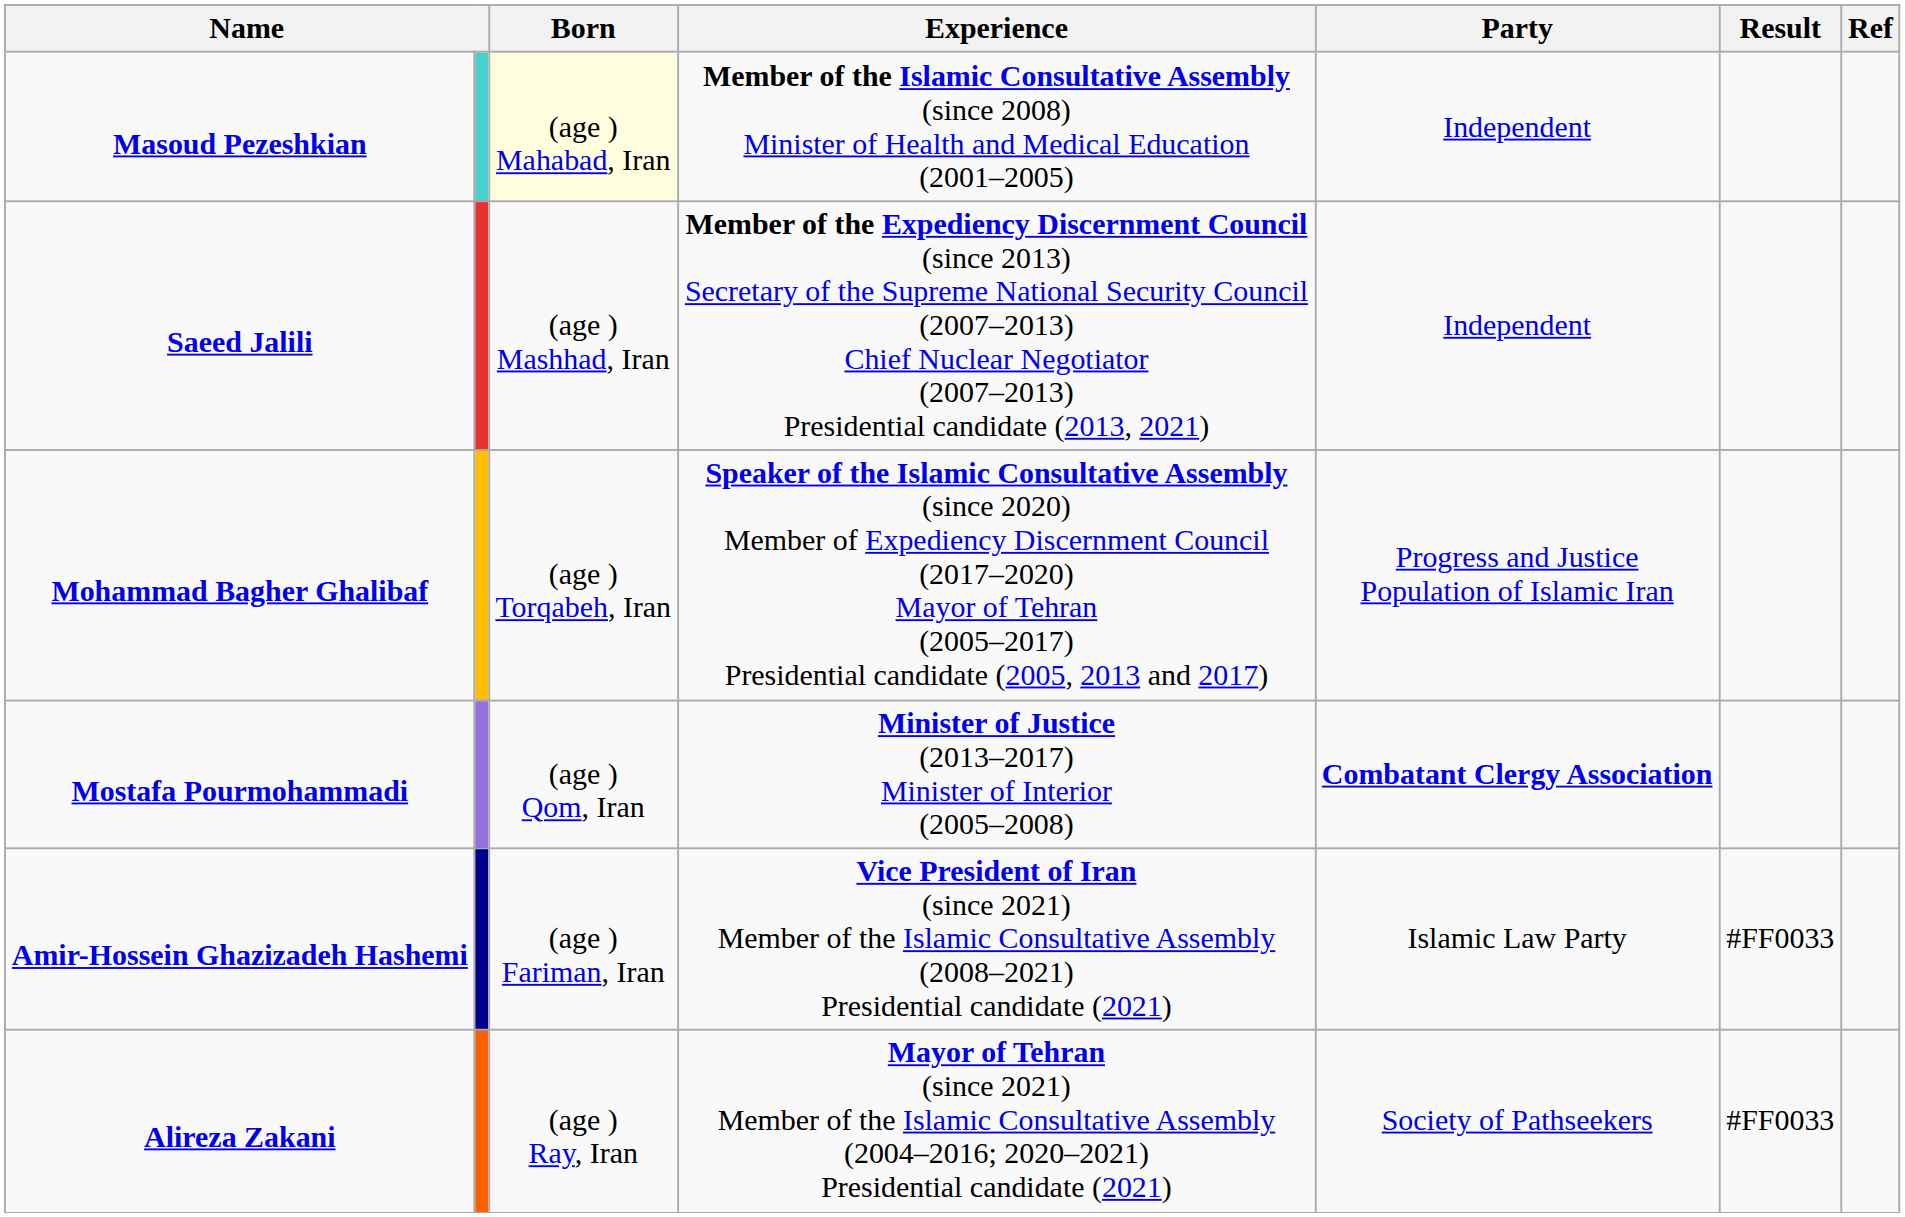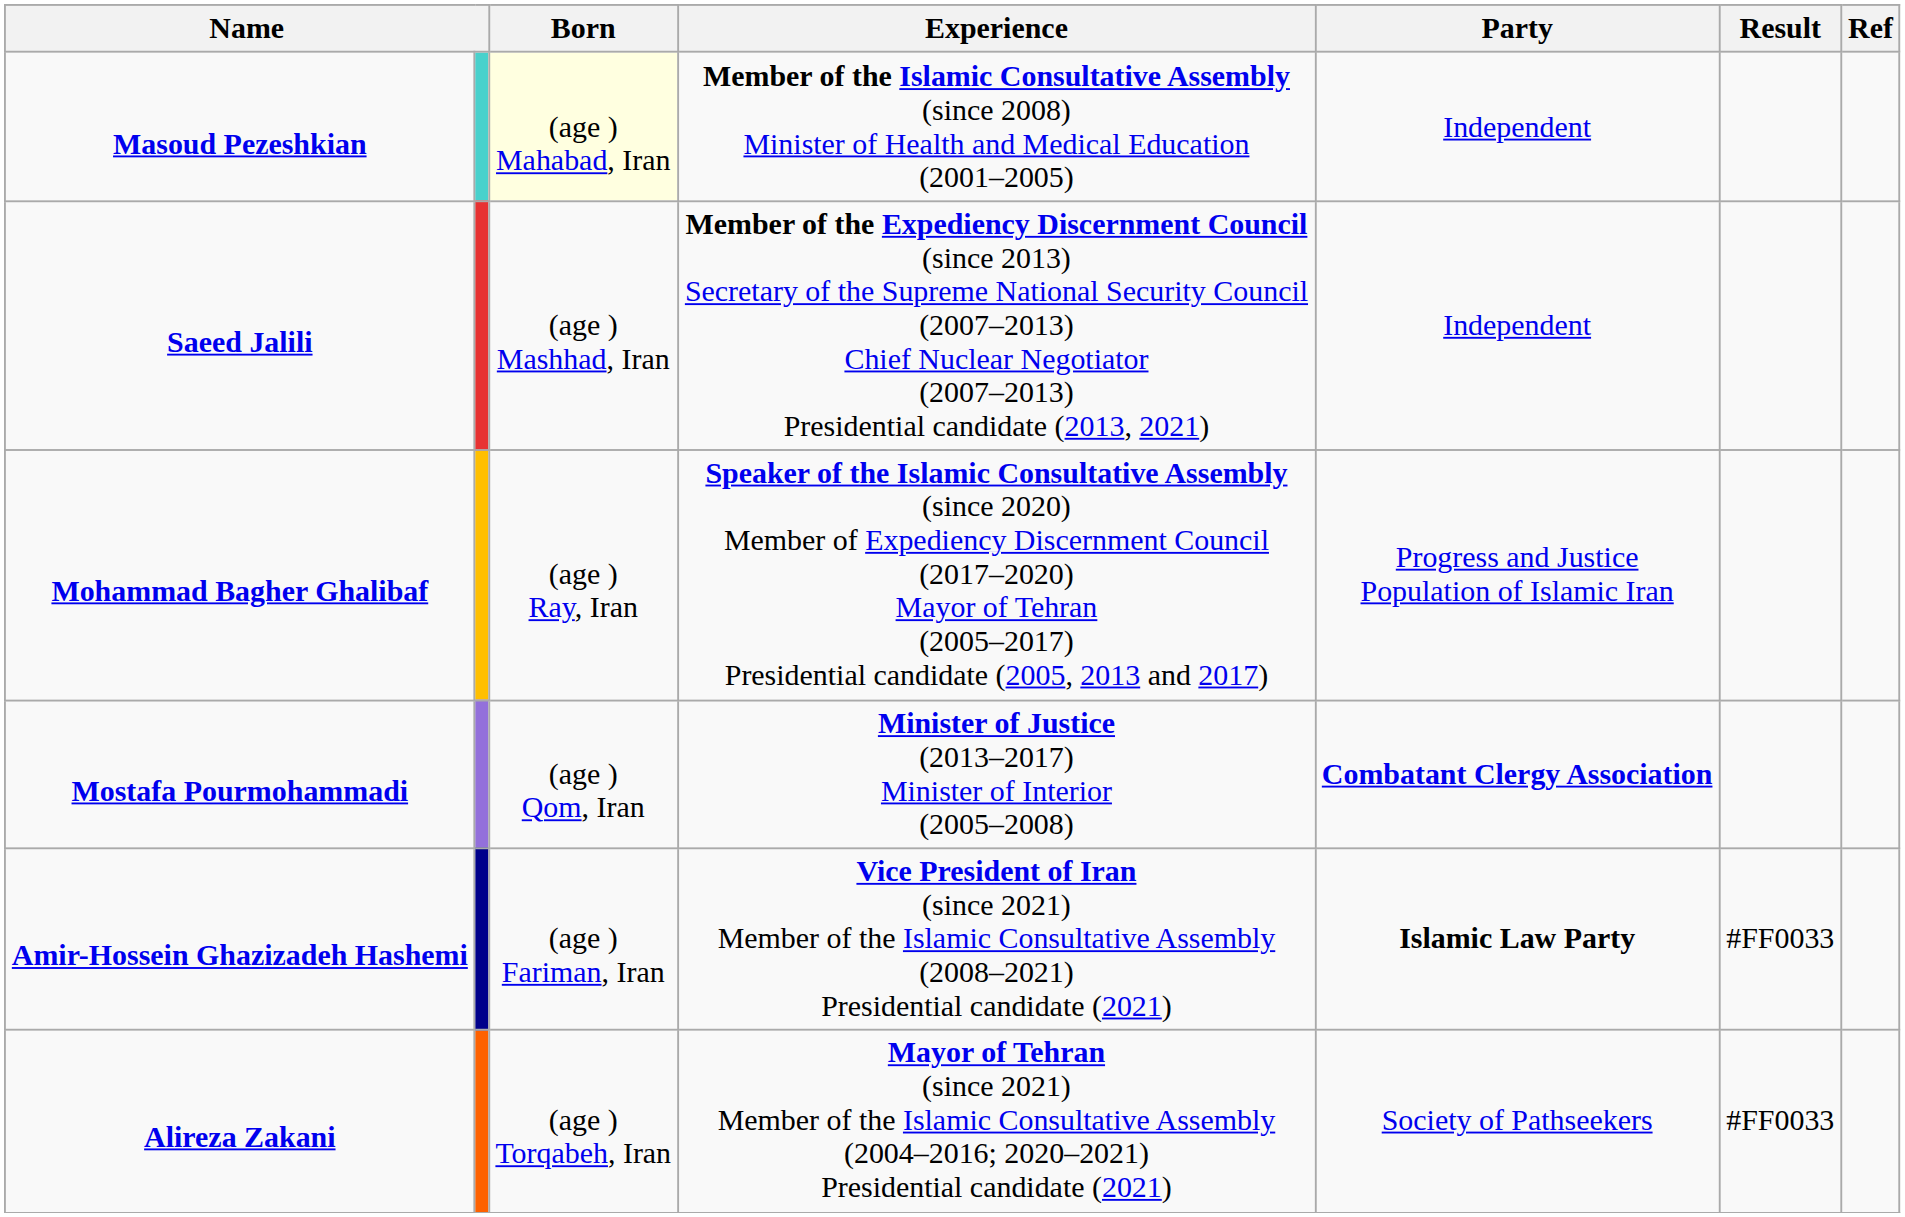(583, 591) (age ) Torqabeh, Iran -> (583, 591) (age ) Ray, Iran
(1517, 938) normal -> (1517, 938) bold
(583, 1137) (age ) Ray, Iran -> (583, 1137) (age ) Torqabeh, Iran
